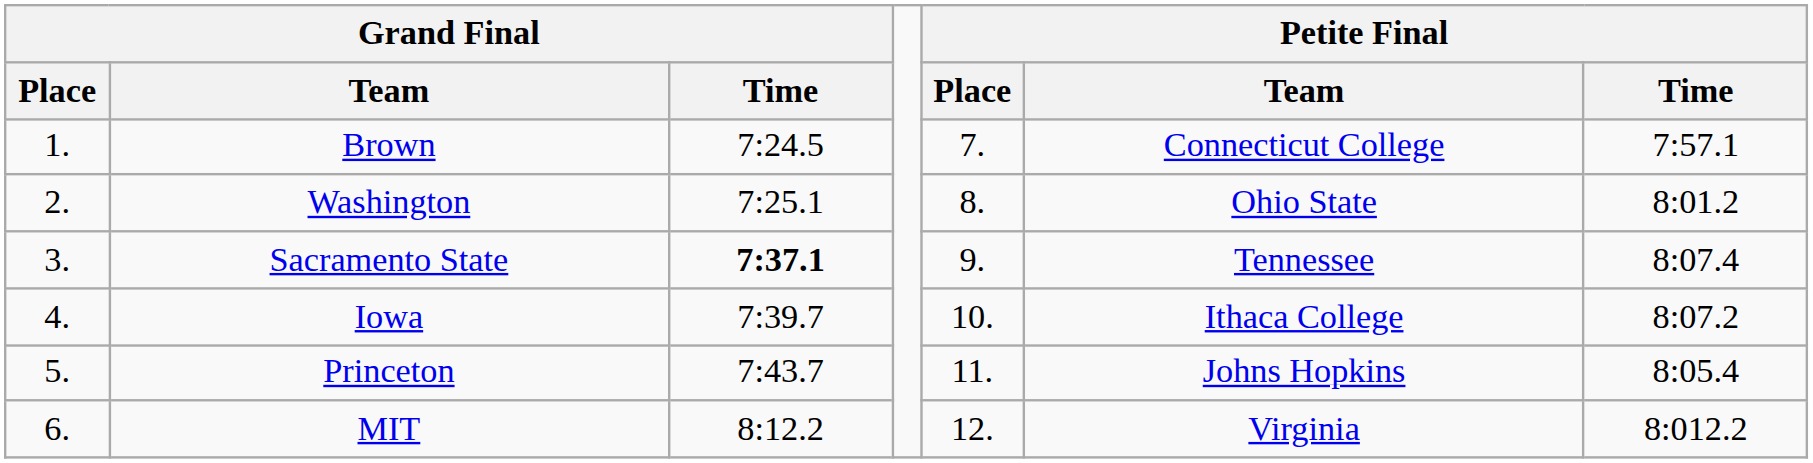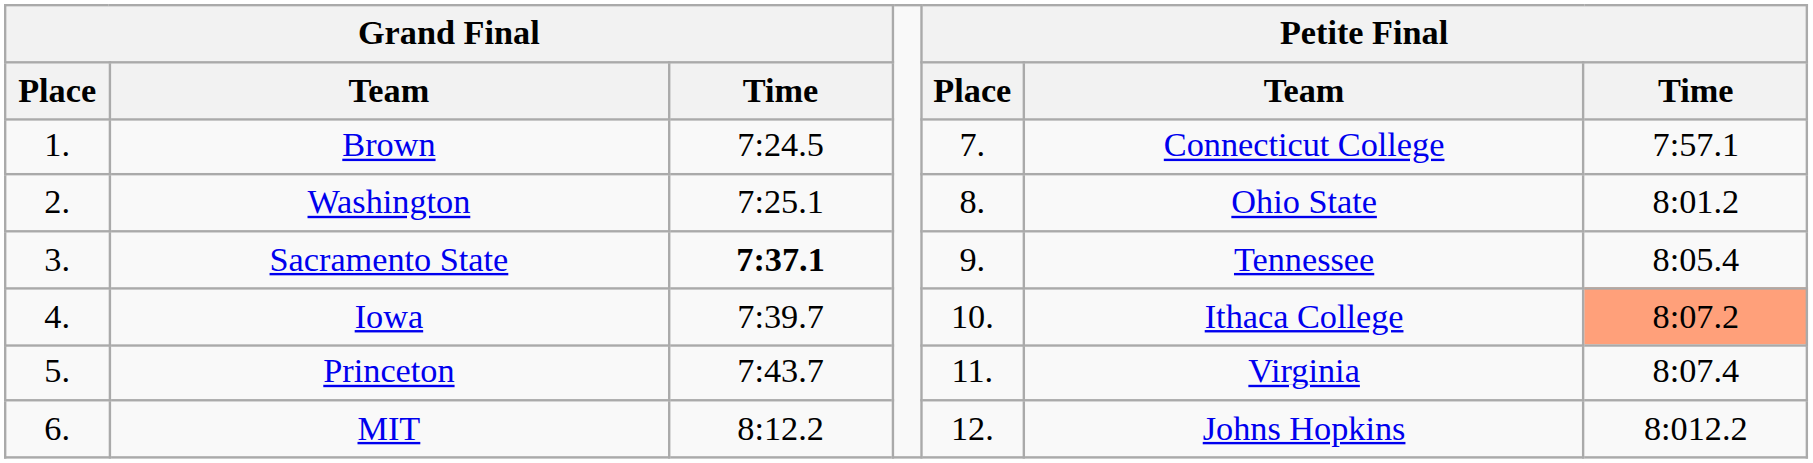(1696, 259) 8:07.4 -> (1696, 259) 8:05.4
(1696, 315) no background -> (1696, 315) lightsalmon background
(1304, 372) Johns Hopkins -> (1304, 372) Virginia
(1696, 372) 8:05.4 -> (1696, 372) 8:07.4
(1304, 428) Virginia -> (1304, 428) Johns Hopkins
